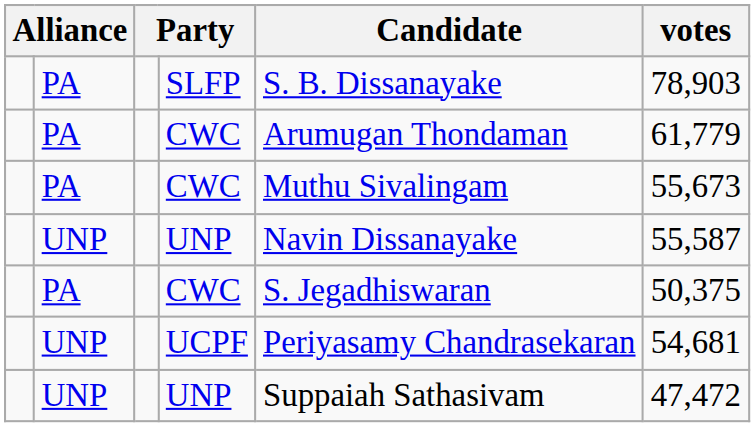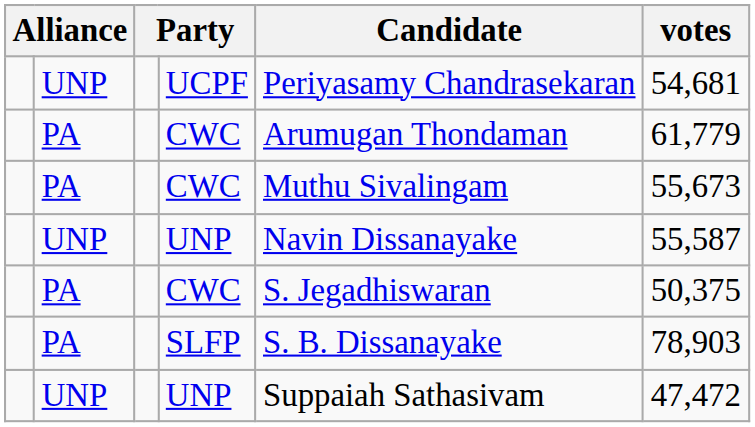rows swapped: (61, 82) <-> (74, 342)
